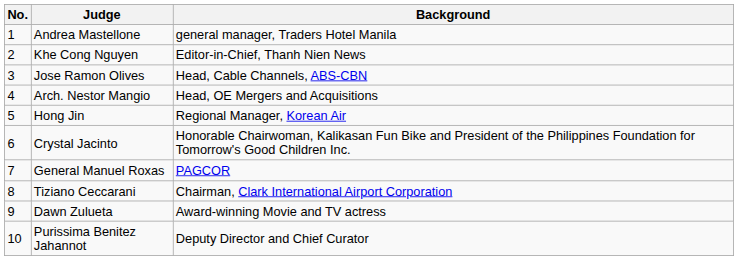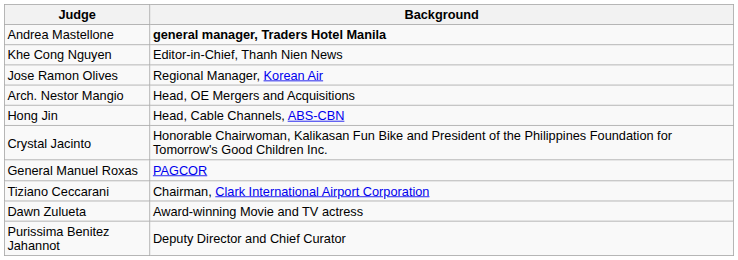- column: (18, 15)
(286, 35) normal -> (270, 35) bold
(272, 75) Head, Cable Channels, ABS-CBN -> (238, 75) Regional Manager, Korean Air
(261, 116) Regional Manager, Korean Air -> (249, 116) Head, Cable Channels, ABS-CBN
